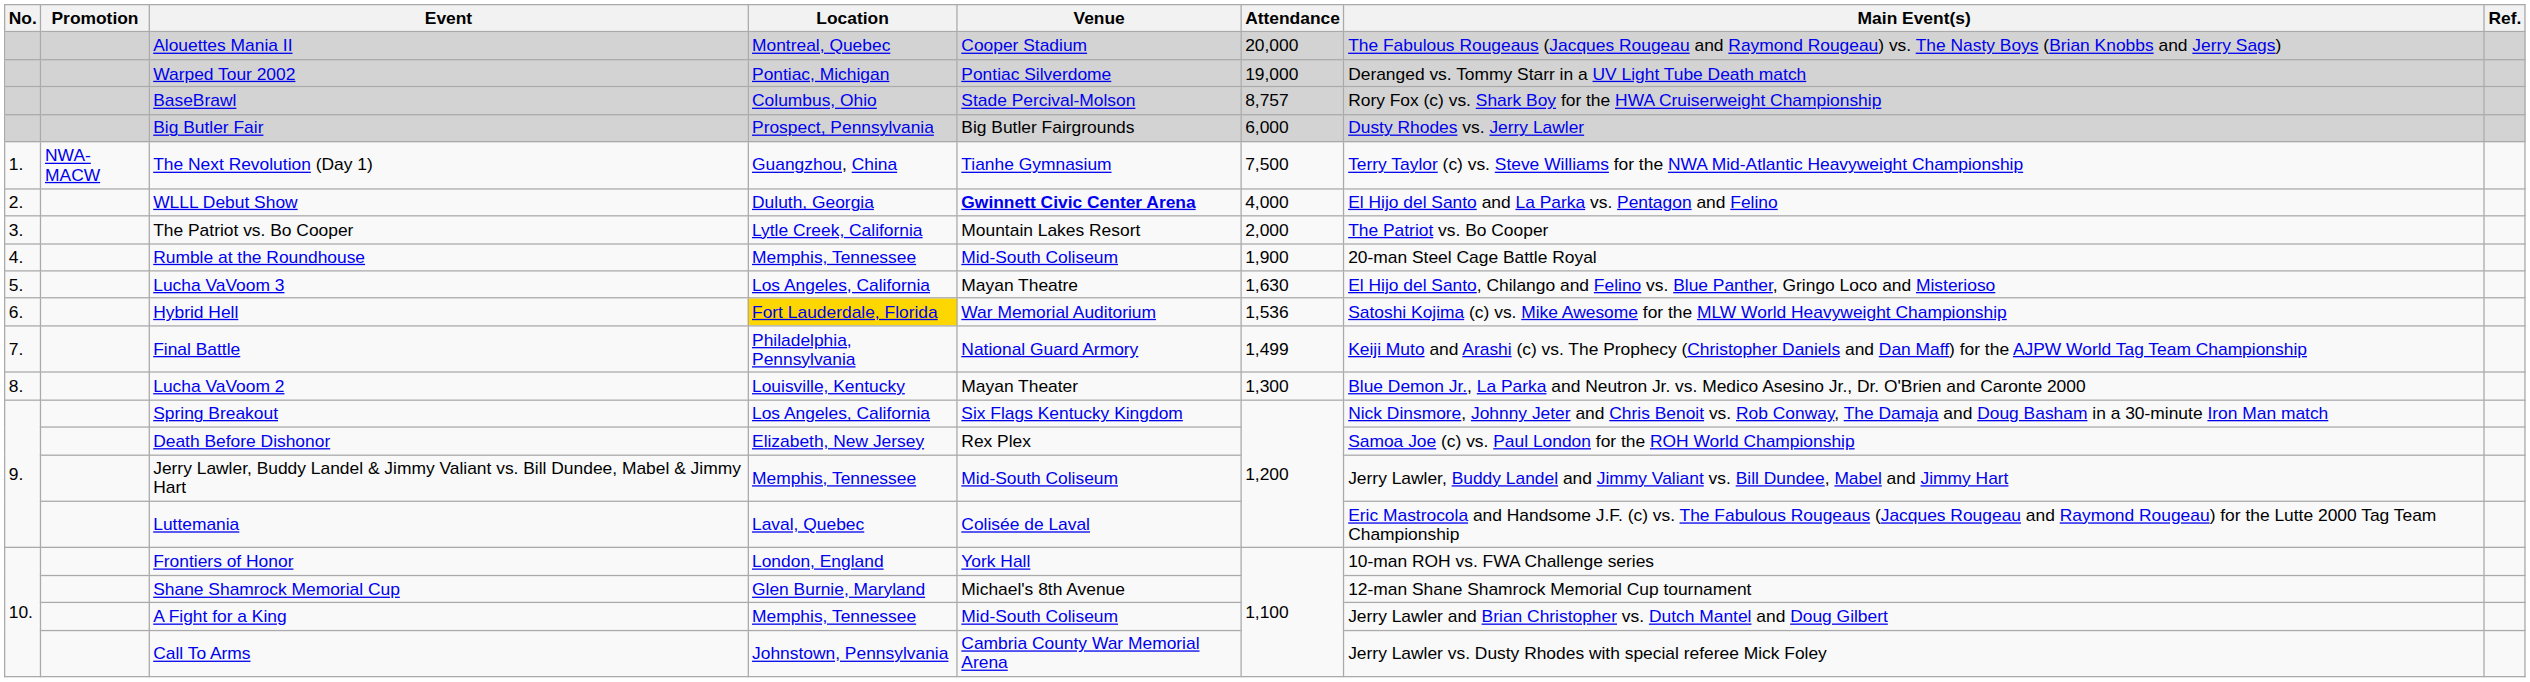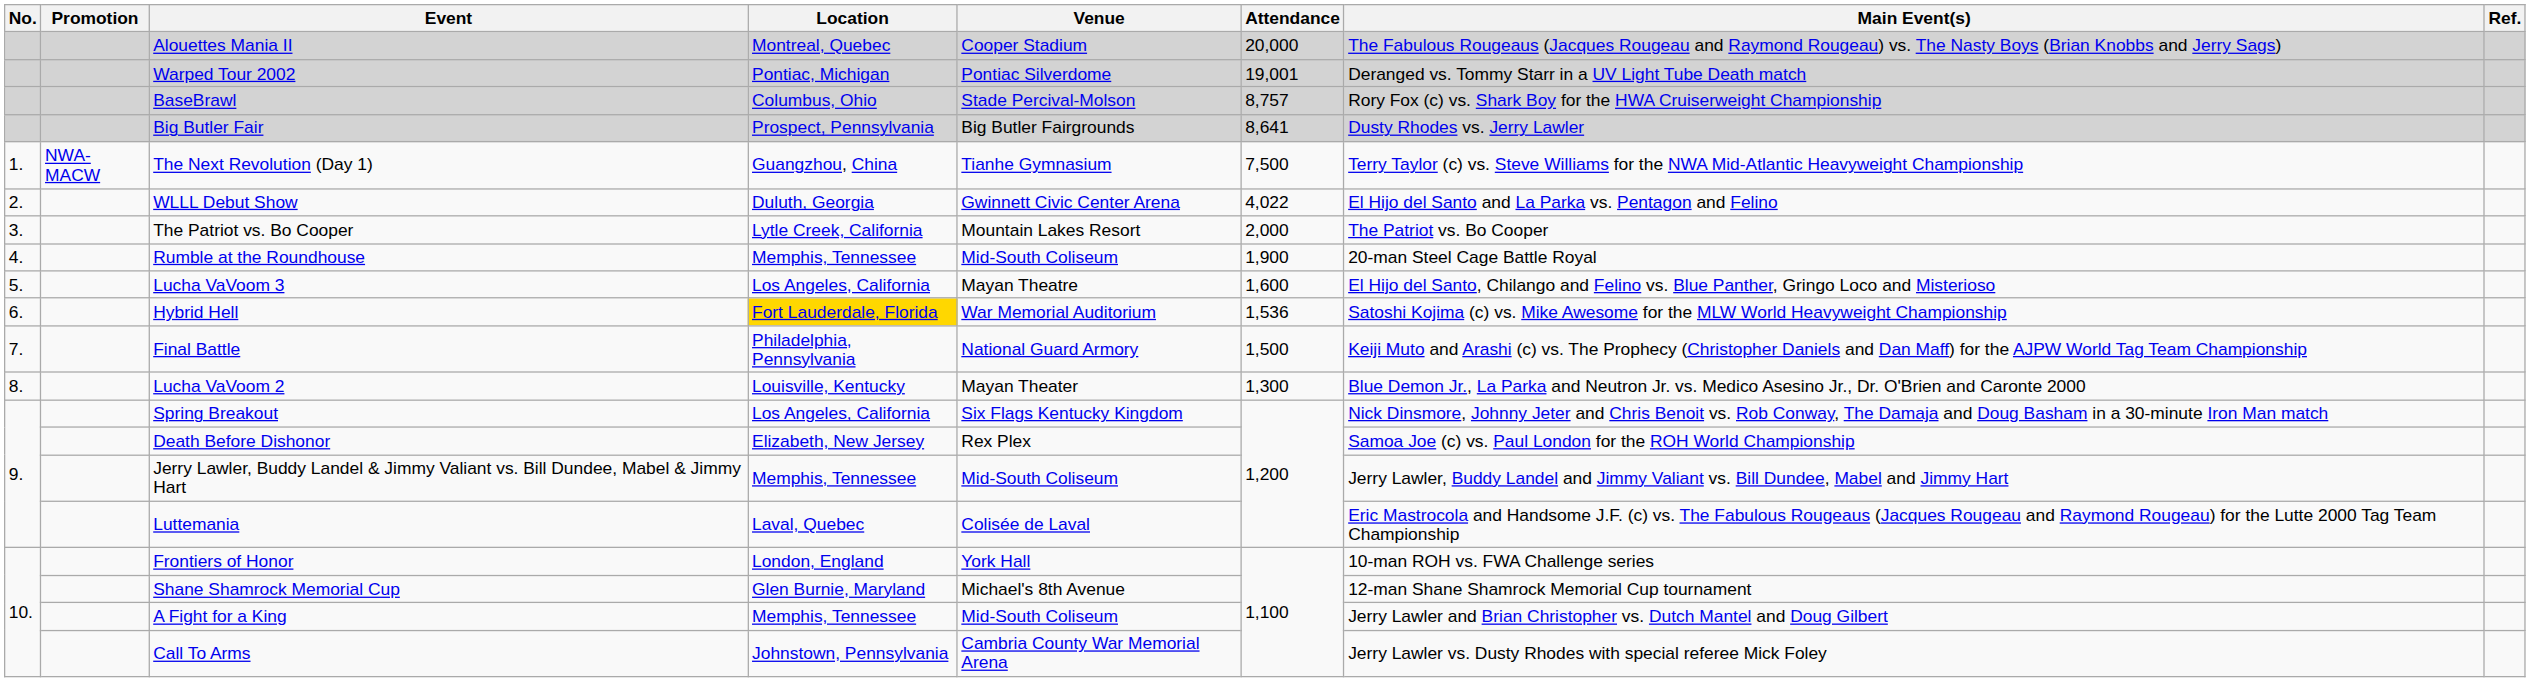(1272, 73) 19,000 -> (1272, 73) 19,001
(1267, 128) 6,000 -> (1267, 128) 8,641
(1078, 202) bold -> (1071, 202) normal
(1267, 202) 4,000 -> (1267, 202) 4,022
(1267, 284) 1,630 -> (1267, 284) 1,600
(1267, 349) 1,499 -> (1267, 349) 1,500
